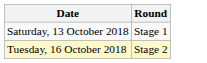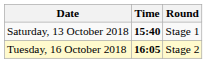+ column: (147, 13)
